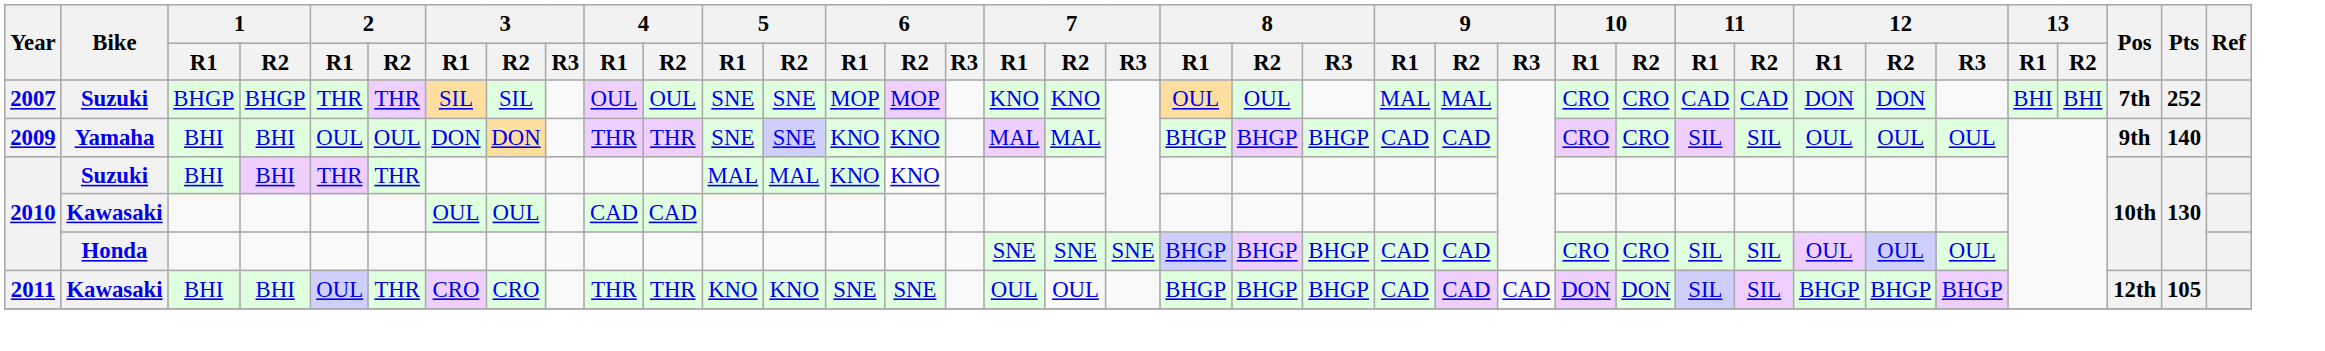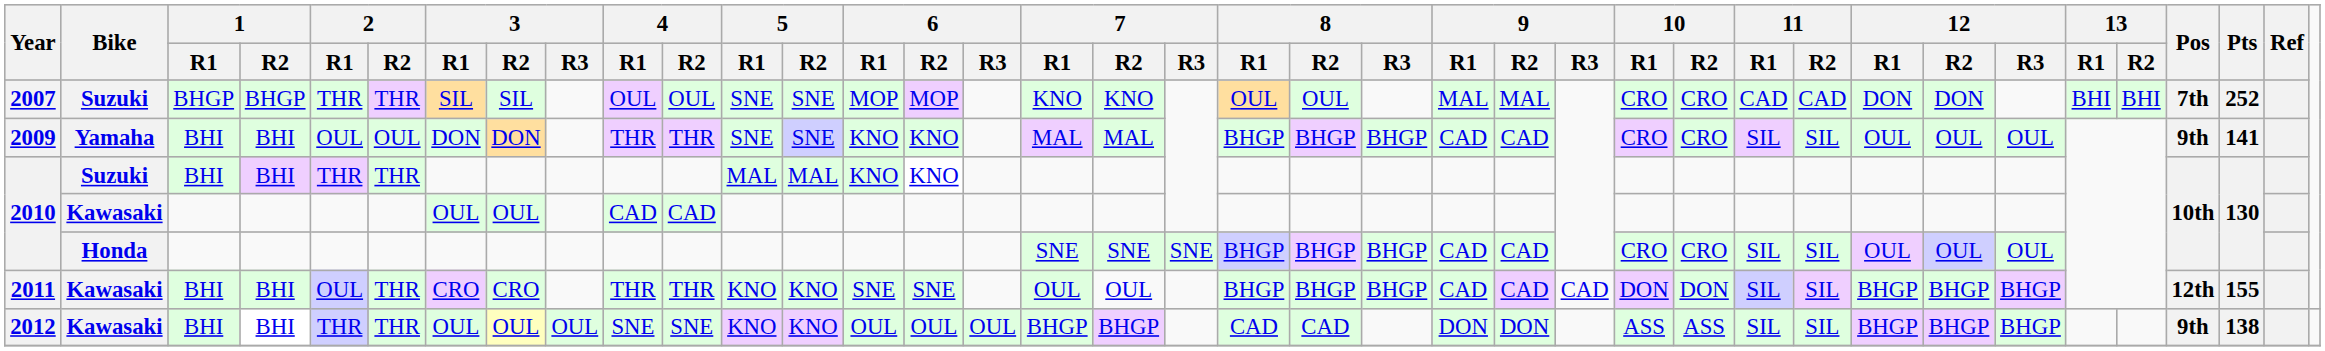(2184, 137) 140 -> (2242, 137) 141
(2184, 288) 105 -> (2242, 288) 155
+ row: (33, 326)
